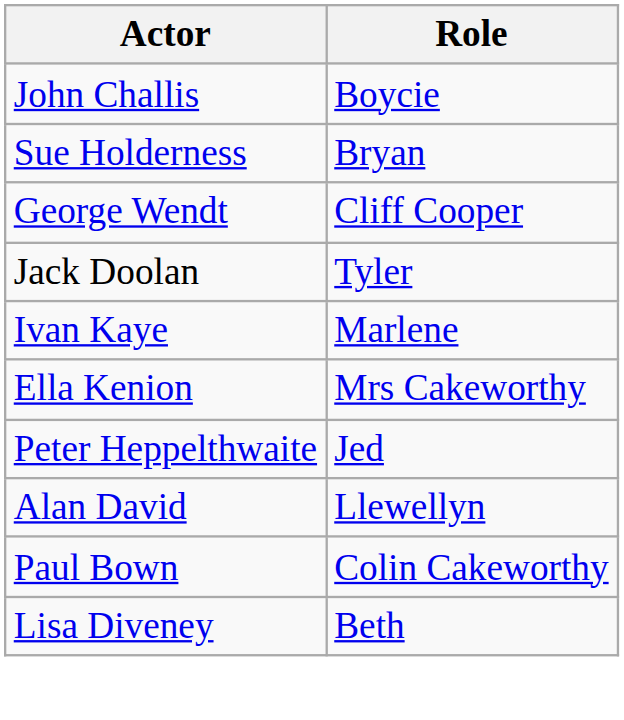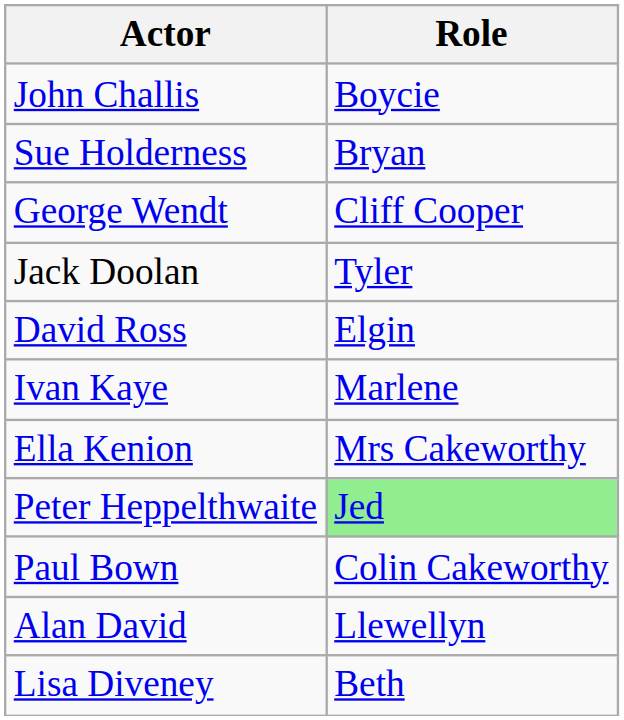+ row: (100, 329)
(359, 447) no background -> (359, 507) lightgreen background
rows swapped: (100, 507) <-> (96, 566)
